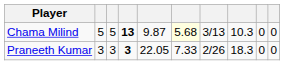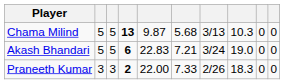(186, 32) lightyellow background -> (186, 32) no background
+ row: (48, 50)
(128, 50) 3 -> (128, 69) 2
(154, 50) 22.05 -> (154, 69) 22.00
